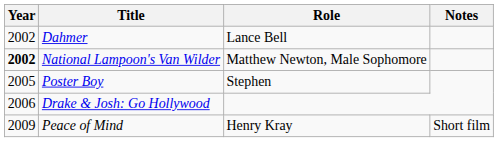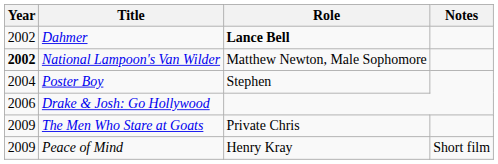(257, 37) normal -> (258, 37) bold
(22, 81) 2005 -> (22, 81) 2004
+ row: (123, 125)
